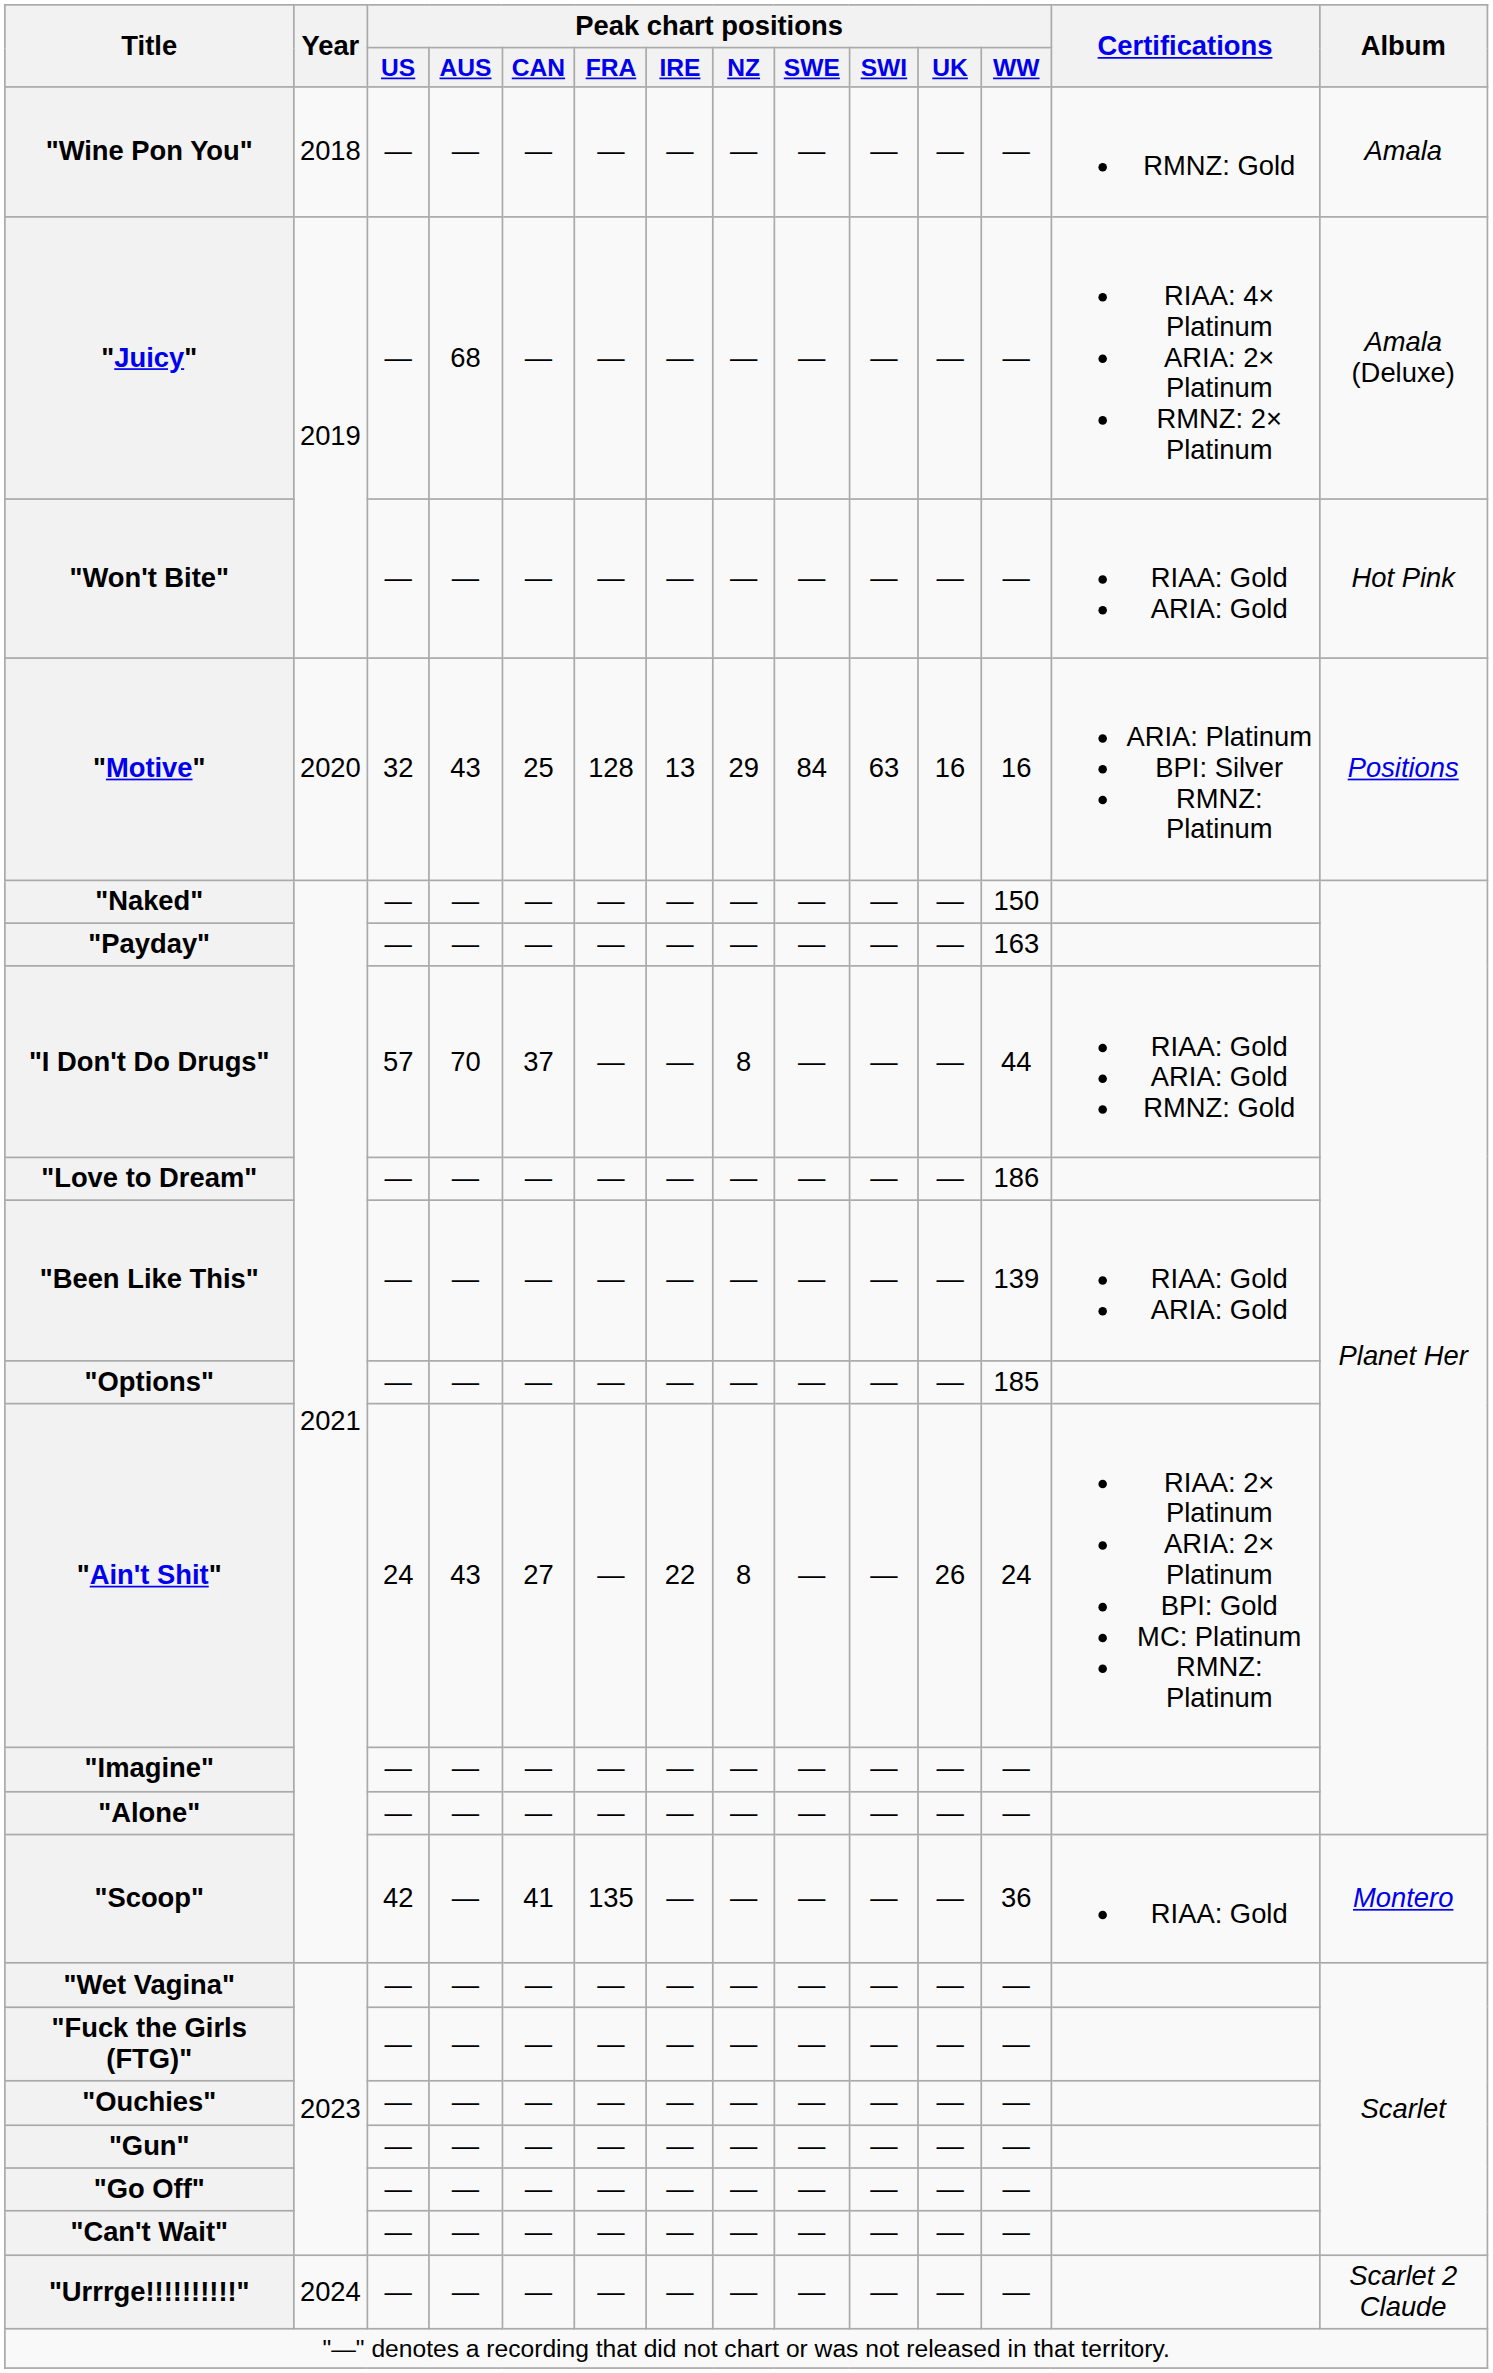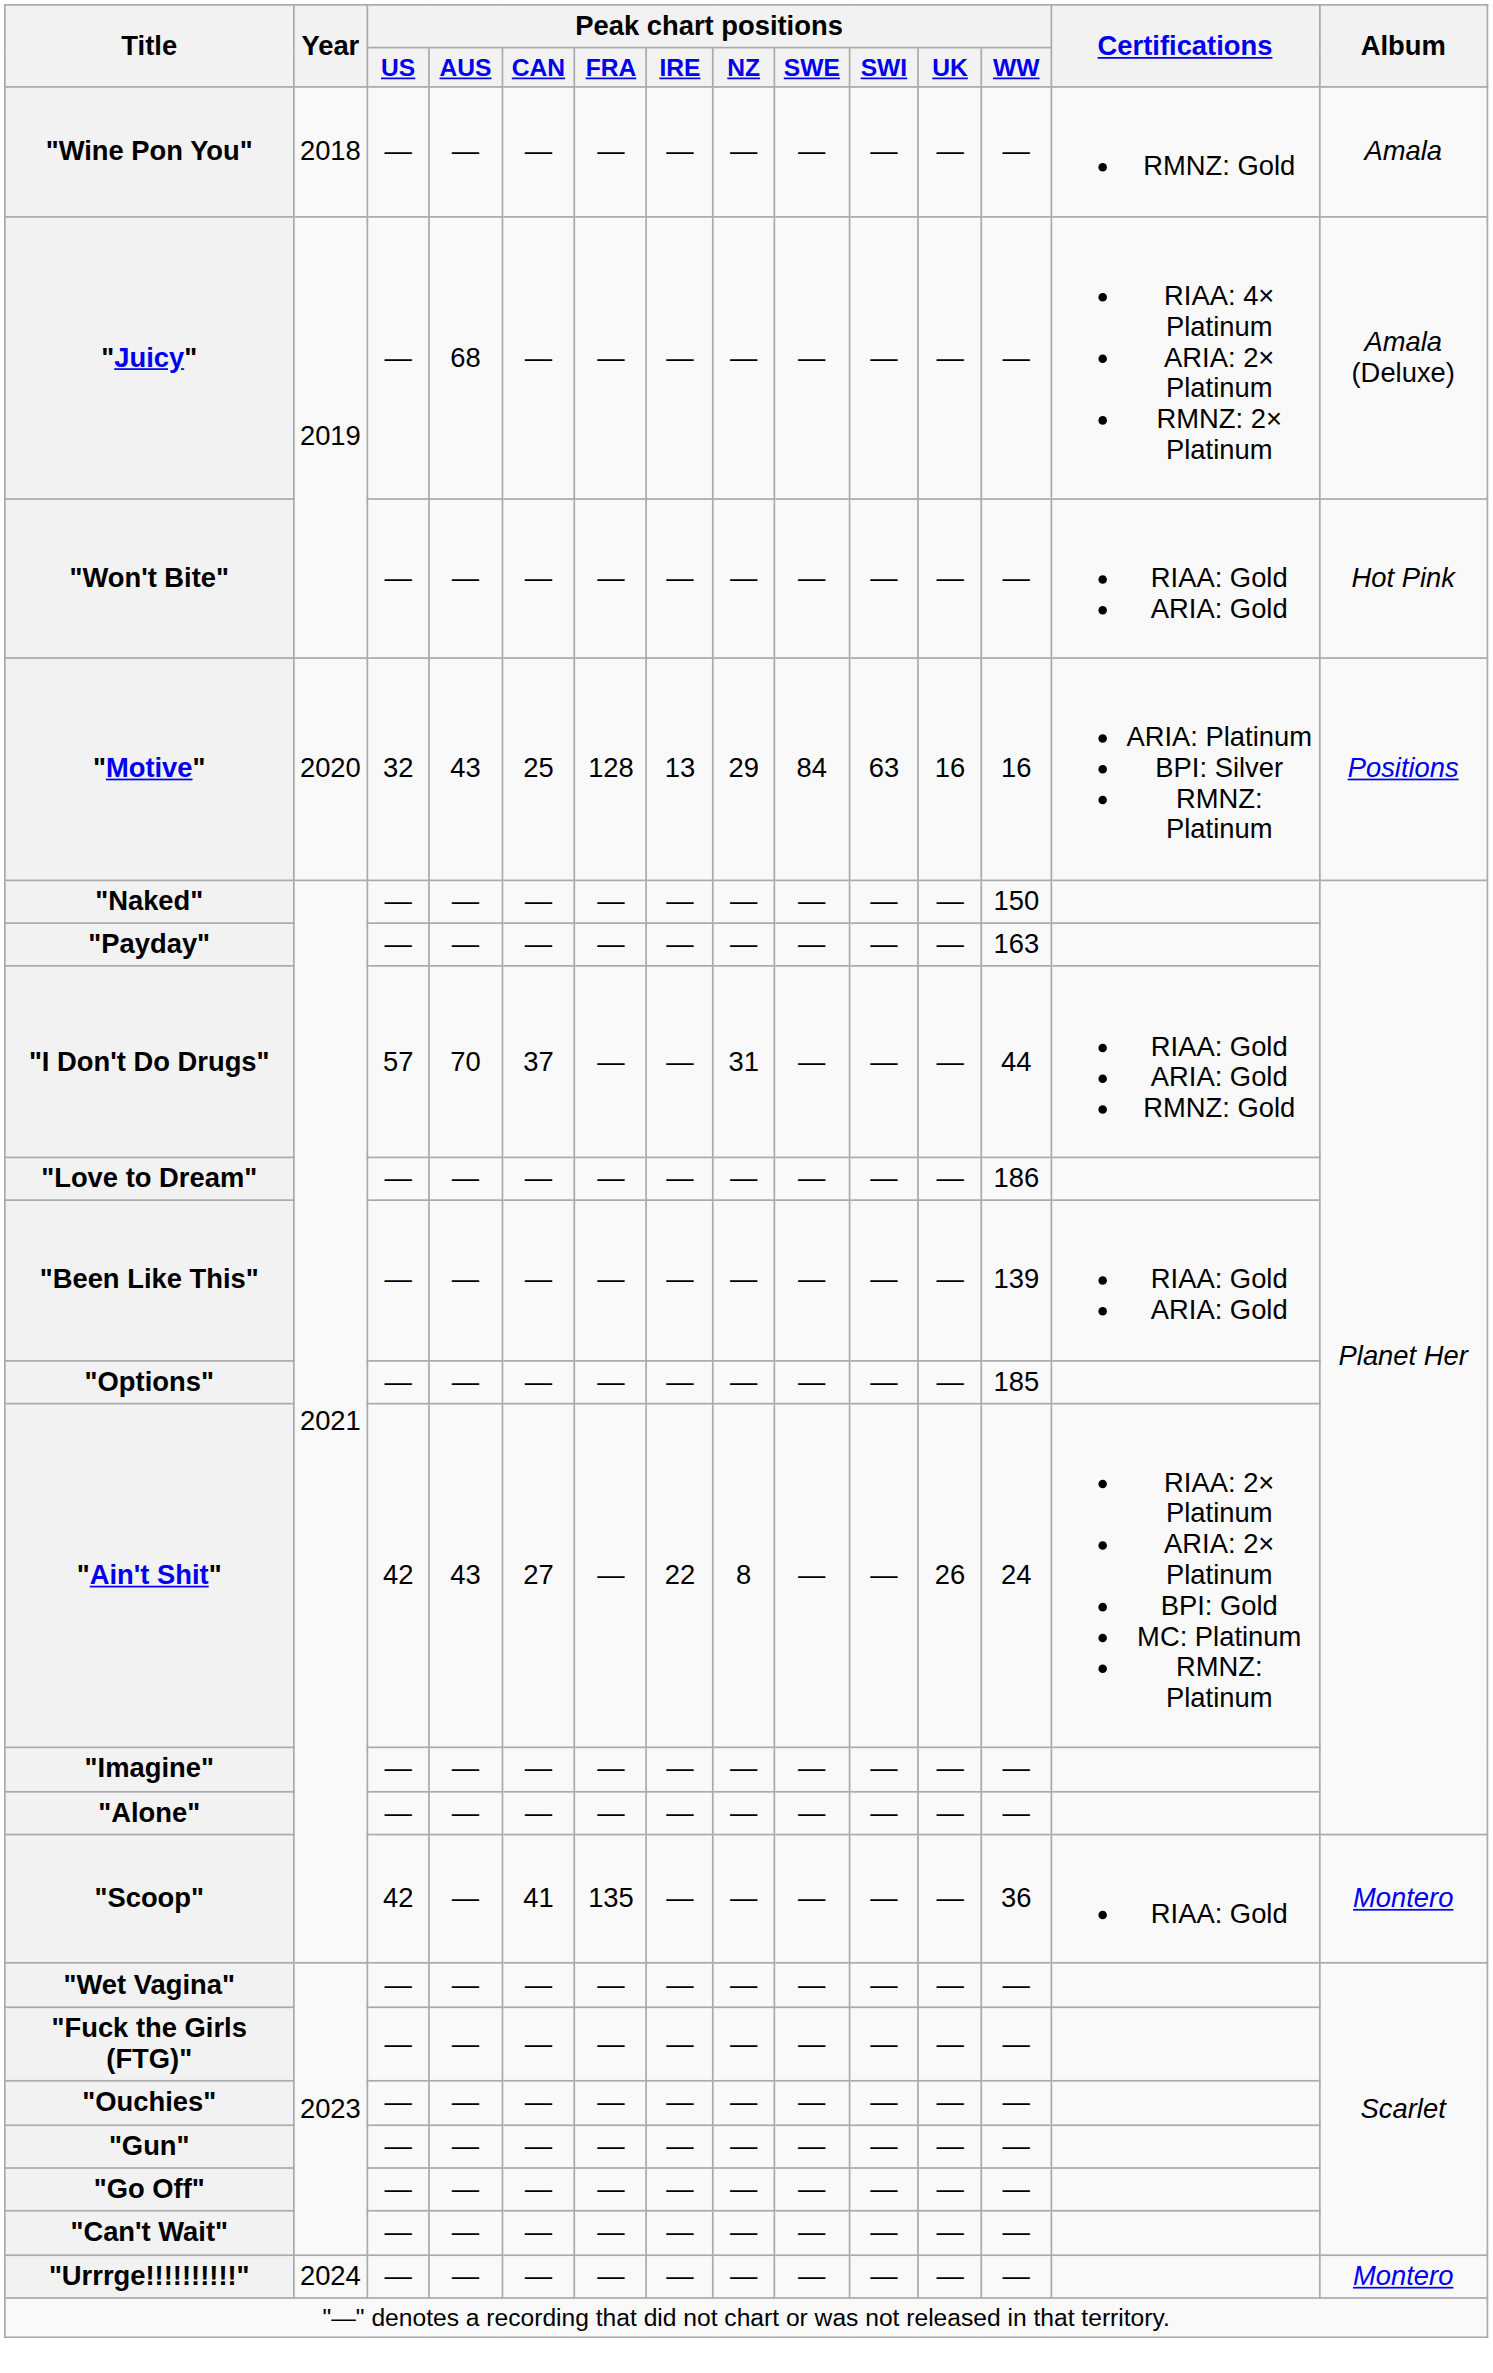(744, 1061) 8 -> (744, 1061) 31
(398, 1575) 24 -> (398, 1575) 42
(1403, 2291) Scarlet 2 Claude -> (1403, 2275) Montero
